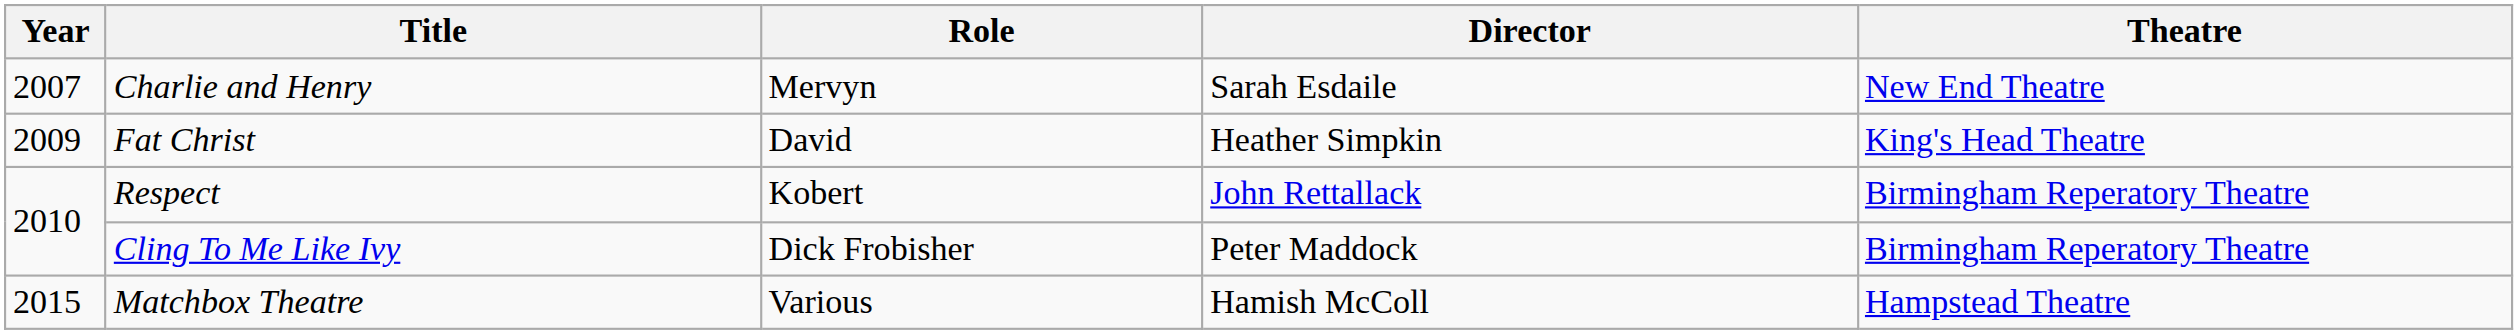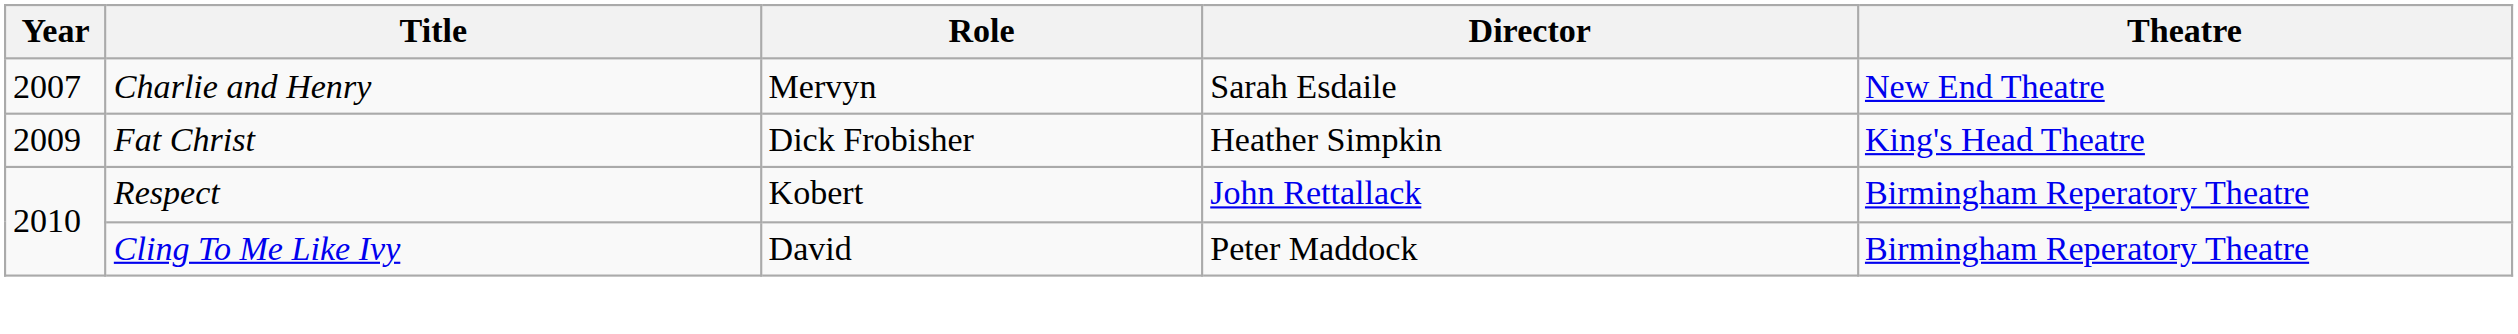(810, 139) David -> (871, 139) Dick Frobisher
(871, 247) Dick Frobisher -> (810, 247) David
- row: (239, 301)
